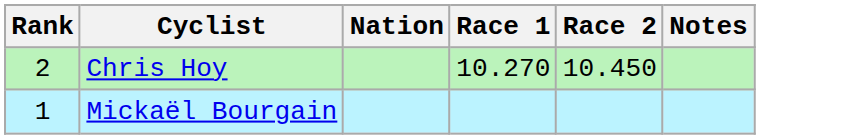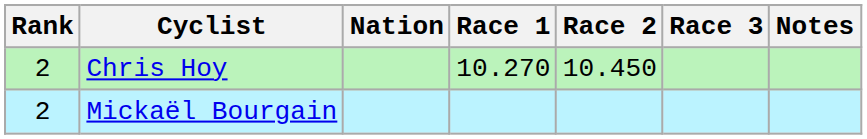+ column: (716, 26)
(43, 111) 1 -> (43, 111) 2
